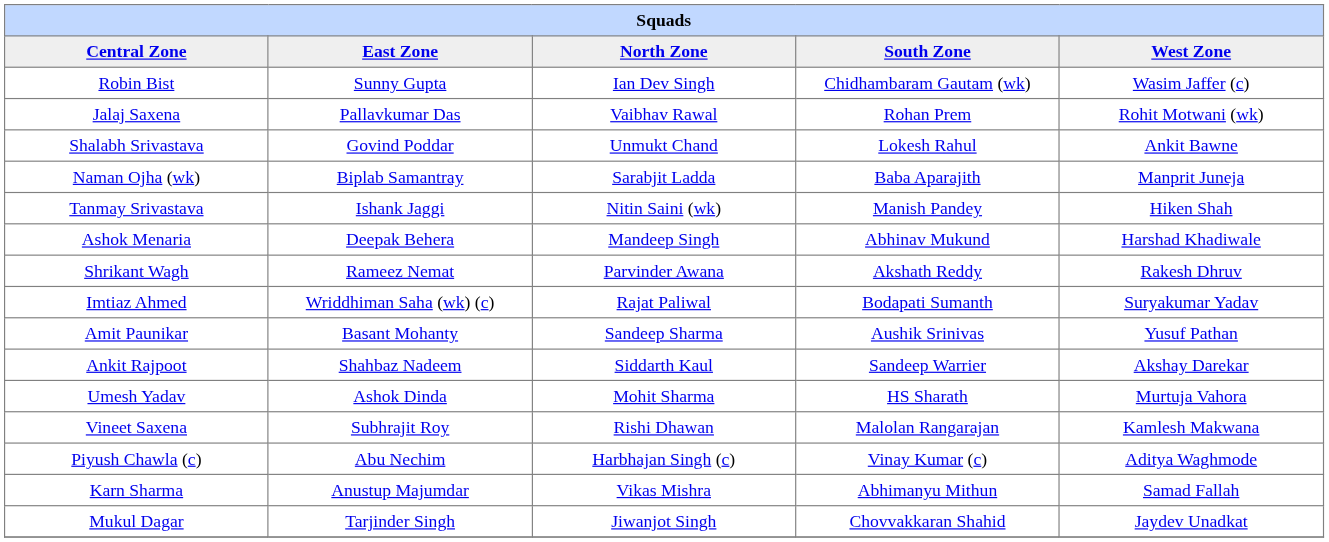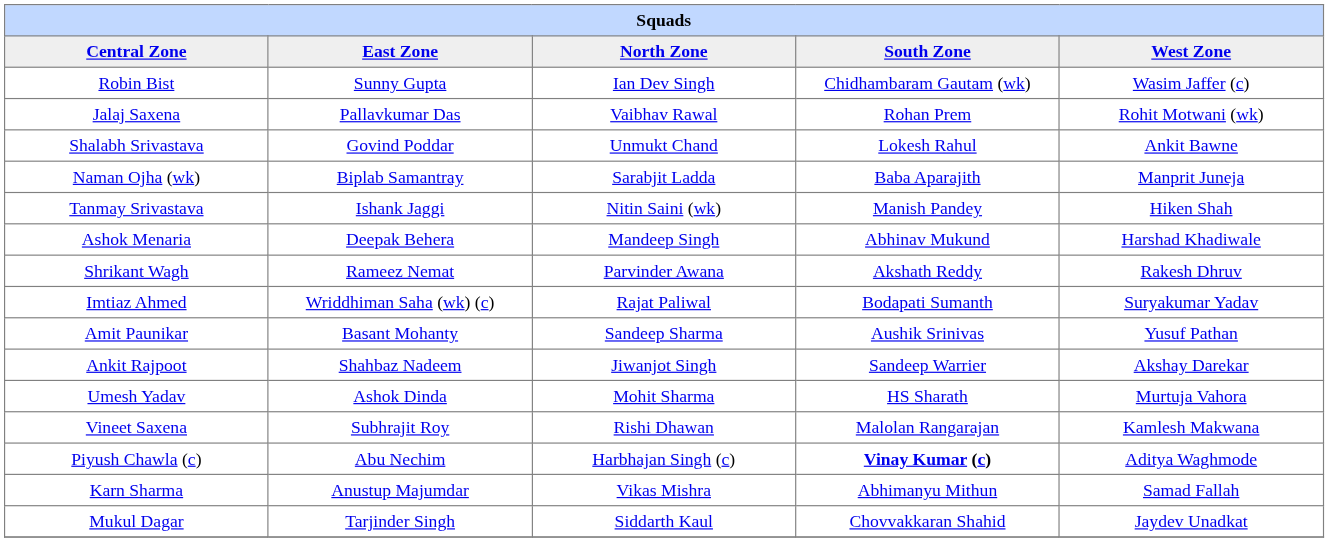(664, 364) Siddarth Kaul -> (664, 364) Jiwanjot Singh
(927, 458) normal -> (927, 458) bold
(664, 521) Jiwanjot Singh -> (664, 521) Siddarth Kaul
